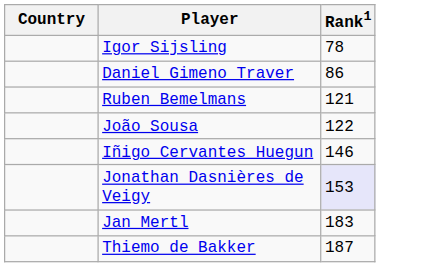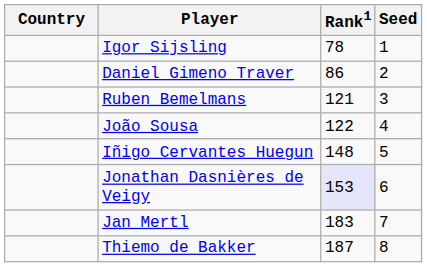+ column: (398, 20)
(339, 152) 146 -> (339, 152) 148
